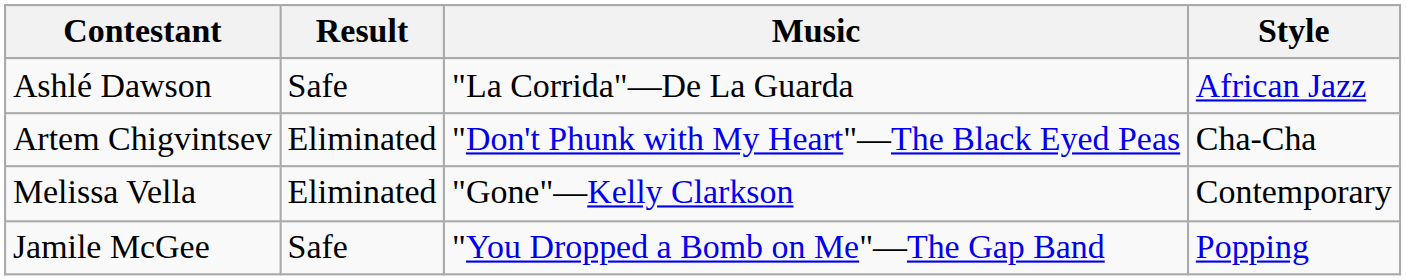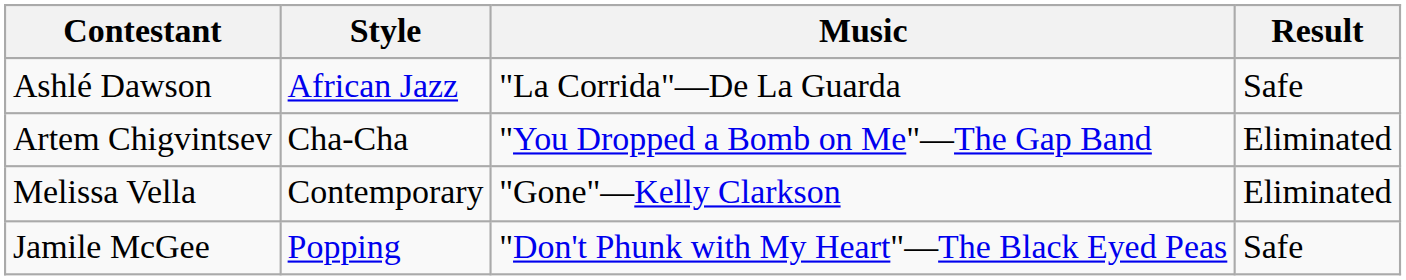columns swapped: (1294, 31) <-> (362, 31)
(816, 138) "Don't Phunk with My Heart"—The Black Eyed Peas -> (826, 138) "You Dropped a Bomb on Me"—The Gap Band
(778, 246) "You Dropped a Bomb on Me"—The Gap Band -> (863, 246) "Don't Phunk with My Heart"—The Black Eyed Peas
